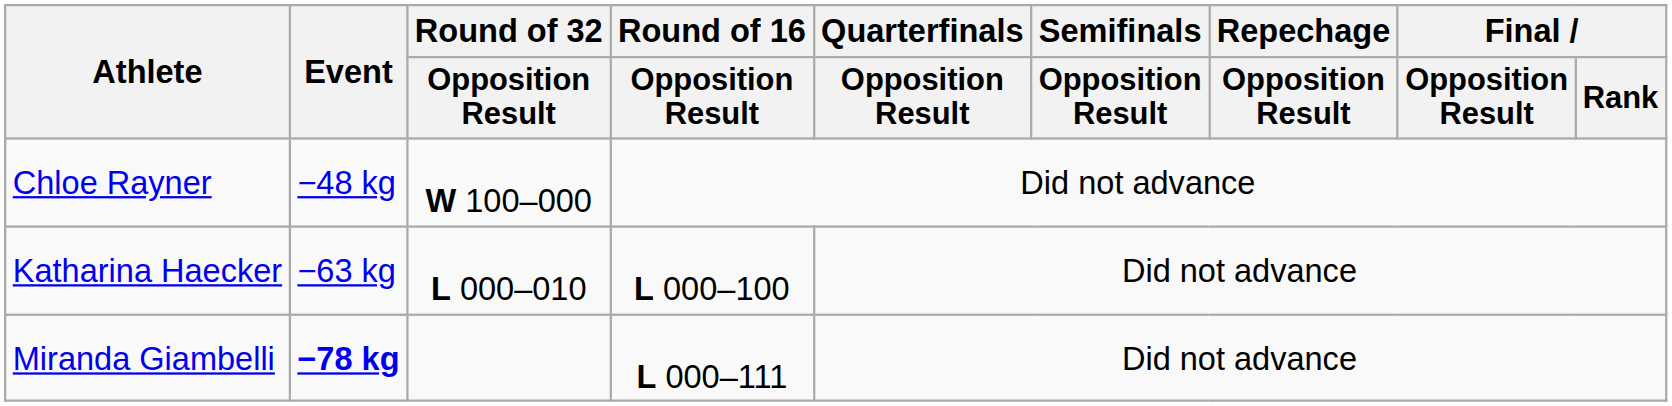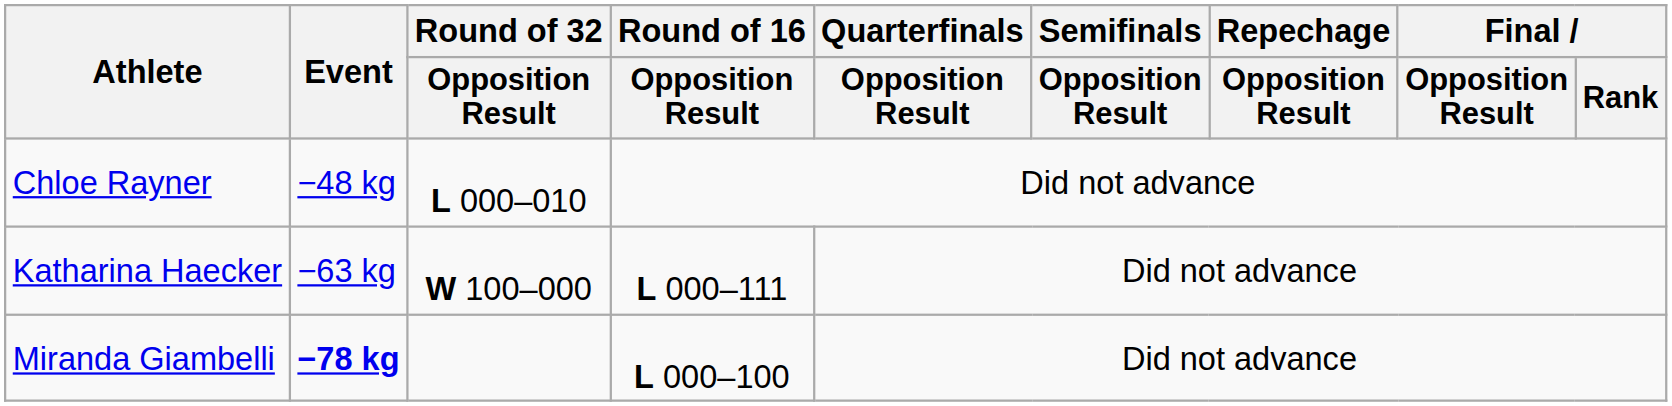(509, 201) W 100–000 -> (509, 201) L 000–010
(509, 289) L 000–010 -> (509, 289) W 100–000
(712, 289) L 000–100 -> (712, 289) L 000–111
(712, 376) L 000–111 -> (712, 376) L 000–100
